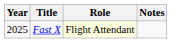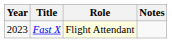(17, 29) 2025 -> (17, 29) 2023
